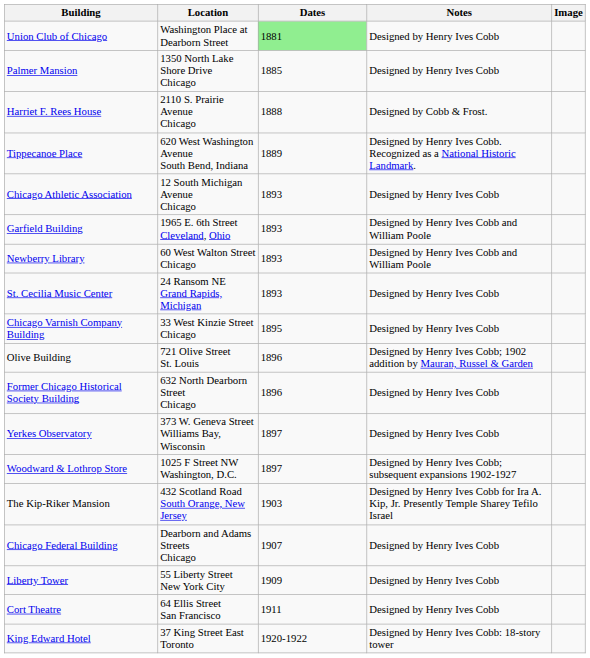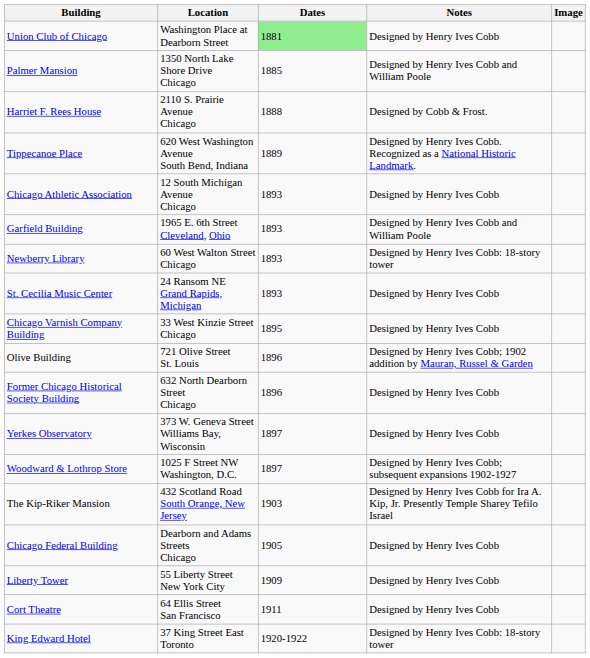(434, 71) Designed by Henry Ives Cobb -> (443, 71) Designed by Henry Ives Cobb and William Poole
(443, 258) Designed by Henry Ives Cobb and William Poole -> (455, 258) Designed by Henry Ives Cobb: 18-story tower
(271, 545) 1907 -> (271, 545) 1905
